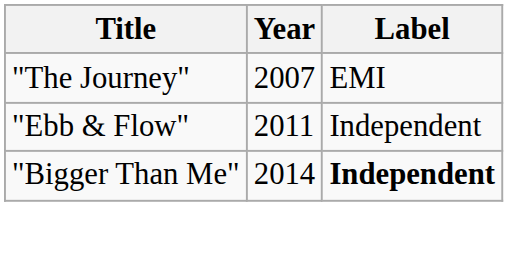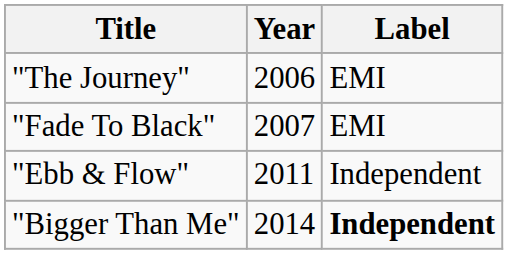(284, 77) 2007 -> (284, 77) 2006
+ row: (114, 126)
